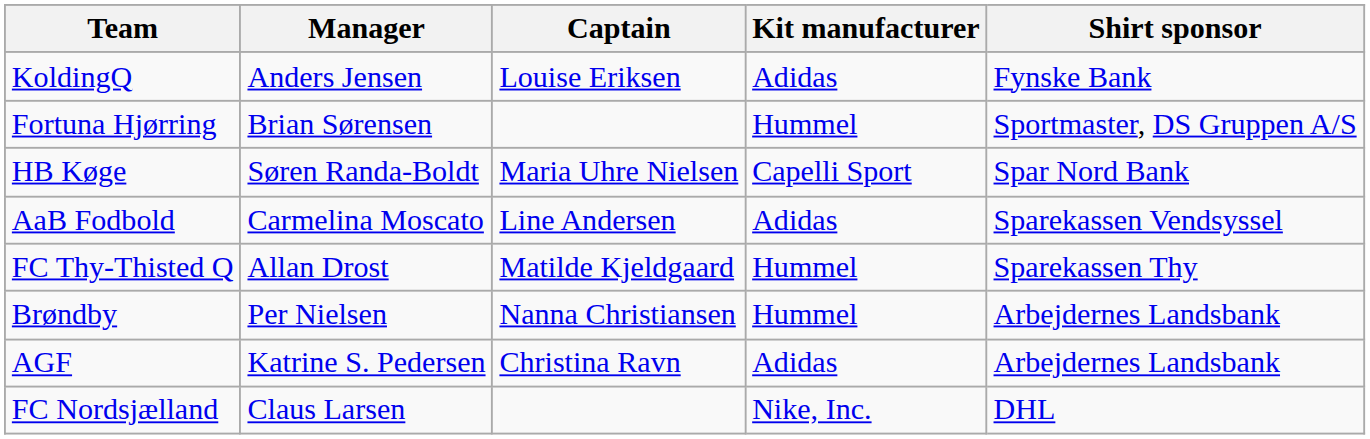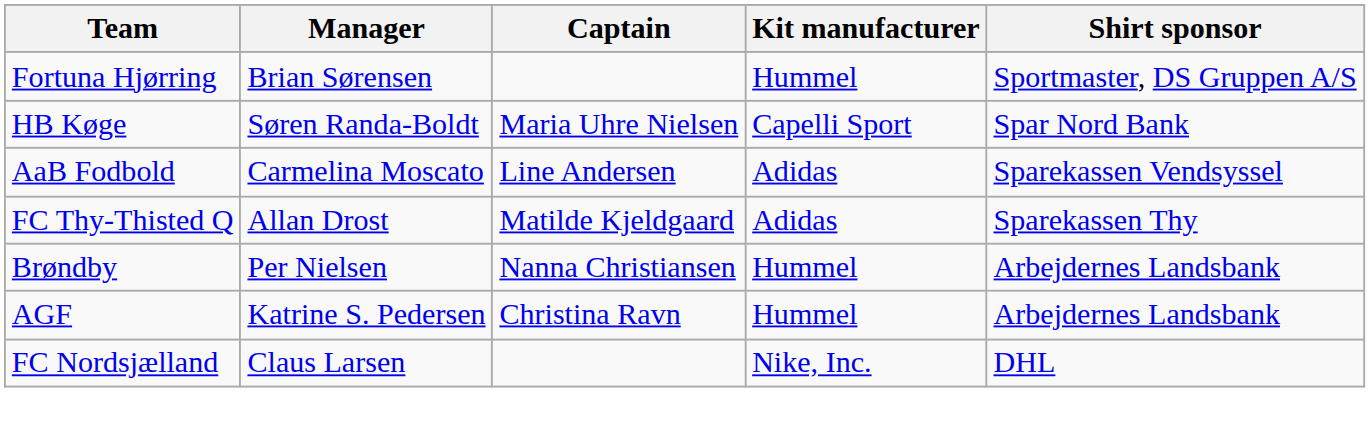- row: (72, 76)
(805, 266) Hummel -> (795, 219) Adidas
(795, 362) Adidas -> (805, 314) Hummel
